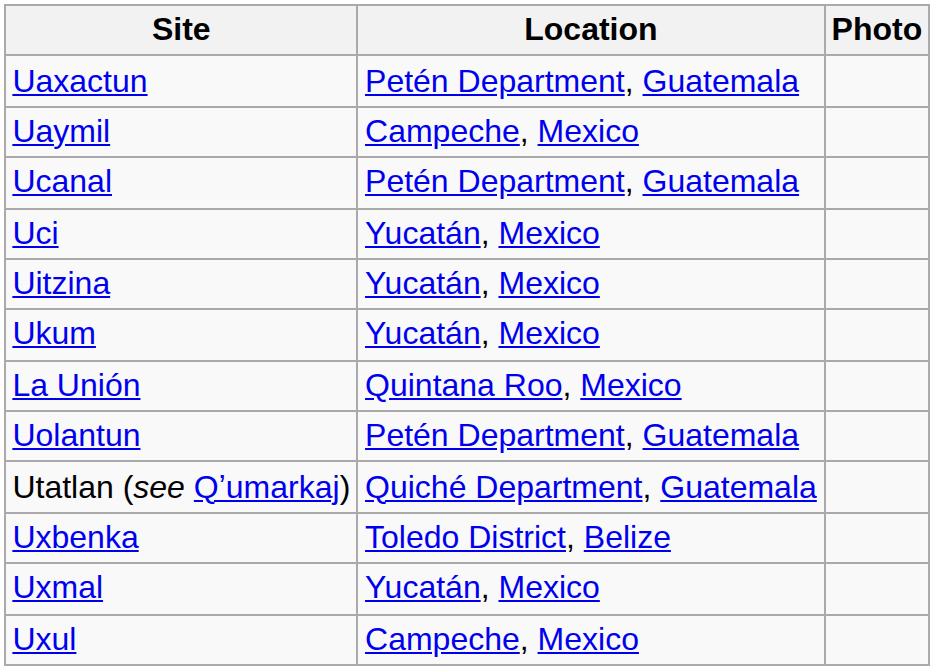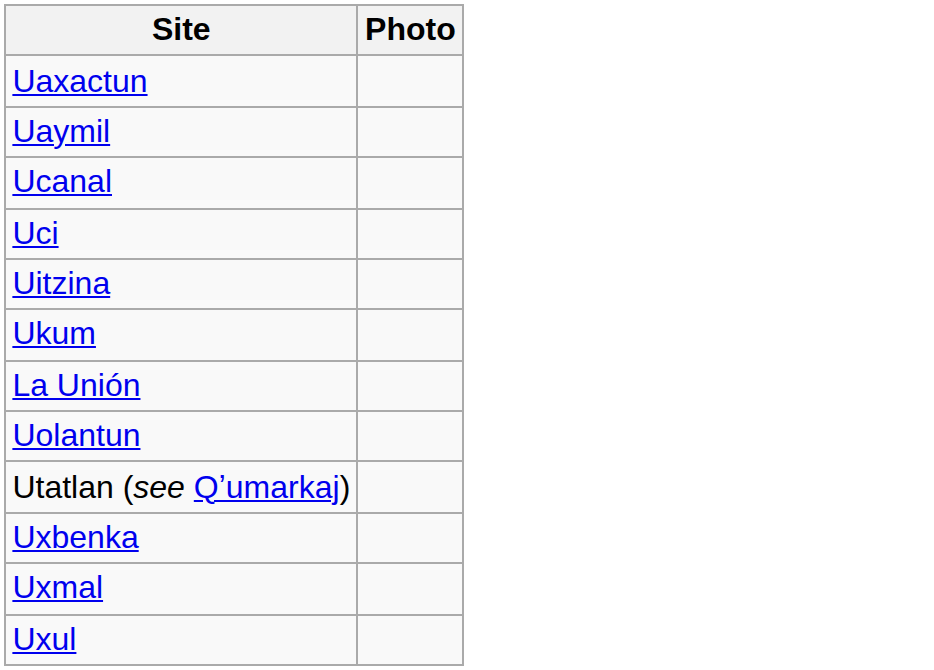- column: (591, 29)
